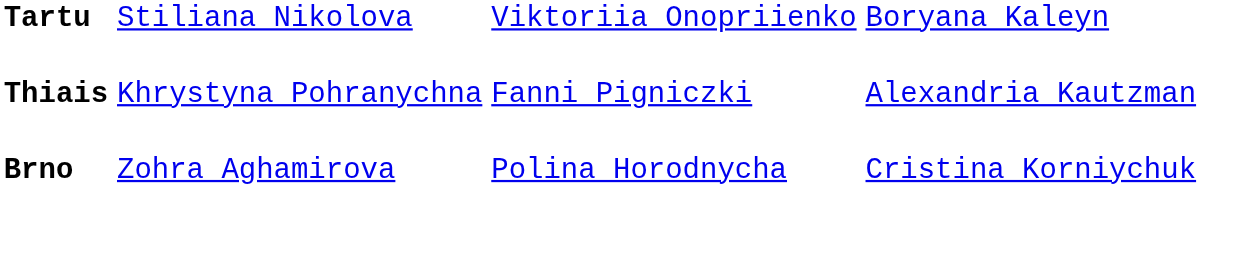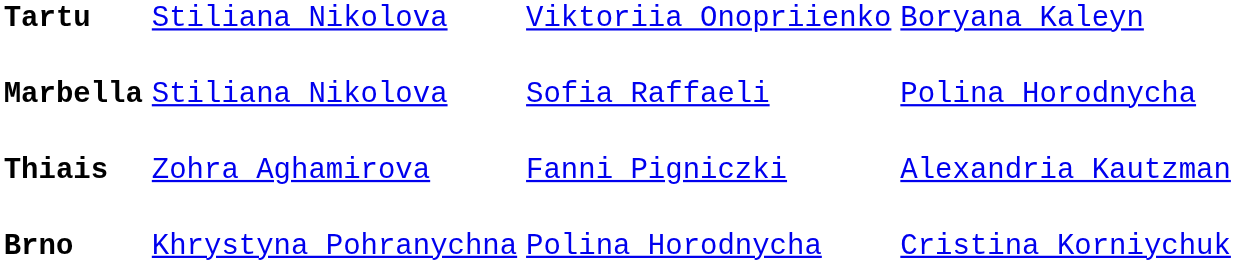+ row: (73, 93)
(300, 93) Khrystyna Pohranychna -> (291, 169) Zohra Aghamirova
(256, 169) Zohra Aghamirova -> (334, 245) Khrystyna Pohranychna
